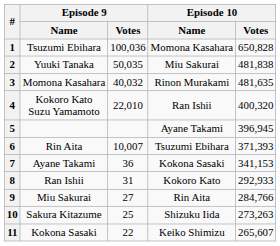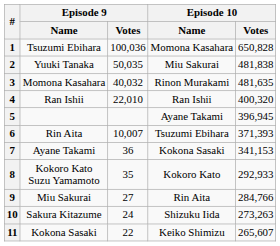(64, 105) Kokoro Kato Suzu Yamamoto -> (64, 99) Ran Ishii
(64, 180) Ran Ishii -> (64, 174) Kokoro Kato Suzu Yamamoto
(128, 180) 31 -> (128, 174) 35
(128, 215) 25 -> (128, 215) 24
